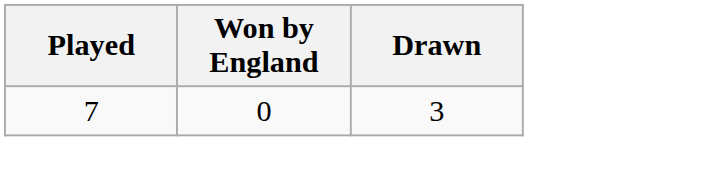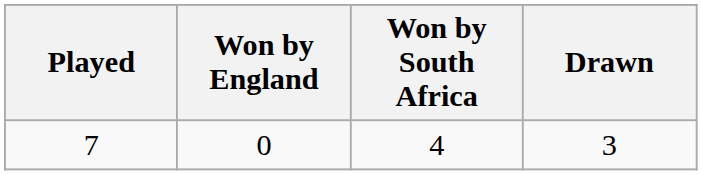+ column: (437, 62)
